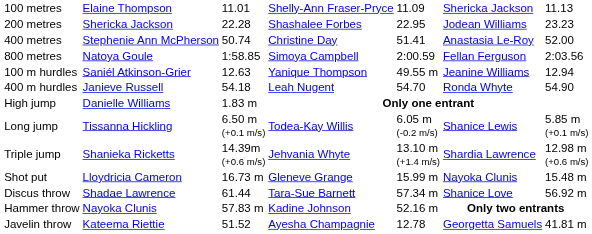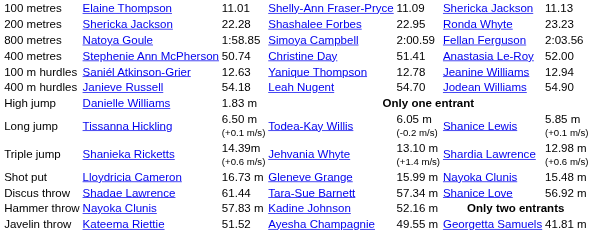(485, 24) Jodean Williams -> (478, 24) Ronda Whyte
rows swapped: (33, 40) <-> (33, 56)
(417, 72) 49.55 m -> (411, 72) 12.78
(478, 87) Ronda Whyte -> (485, 87) Jodean Williams
(411, 224) 12.78 -> (417, 224) 49.55 m
